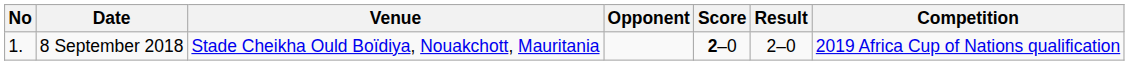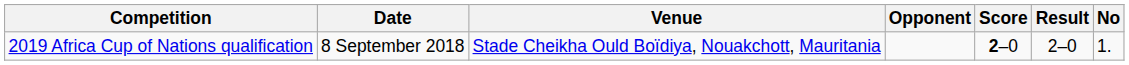columns swapped: (20, 18) <-> (968, 18)
